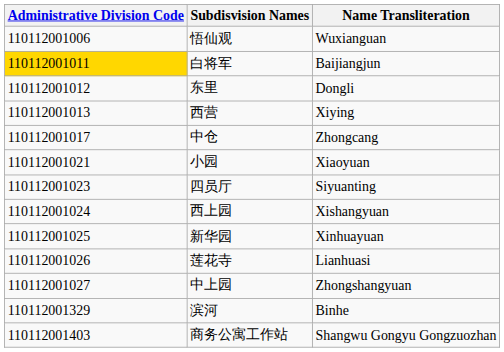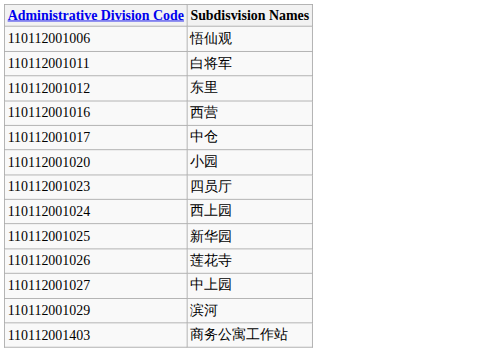- column: (406, 15)
(49, 63) gold background -> (49, 63) no background
(49, 112) 110112001013 -> (49, 112) 110112001016
(49, 162) 110112001021 -> (49, 162) 110112001020
(49, 310) 110112001329 -> (49, 310) 110112001029
